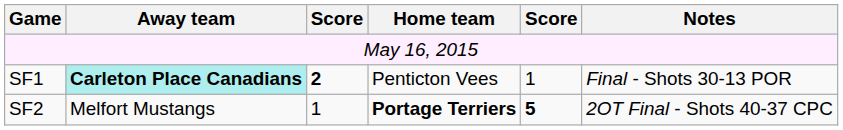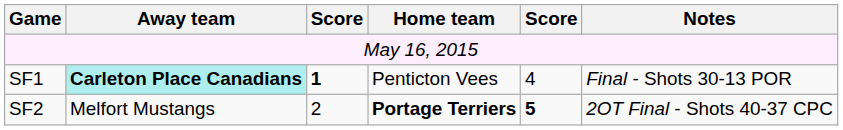(316, 79) 2 -> (316, 79) 1
(530, 79) 1 -> (530, 79) 4
(316, 109) 1 -> (316, 109) 2
